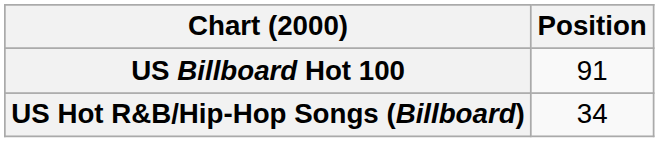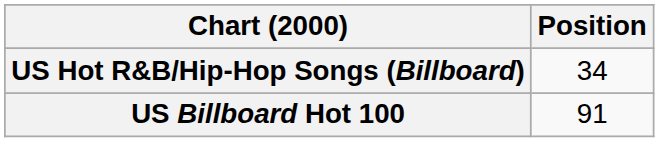rows swapped: (268, 70) <-> (268, 114)
